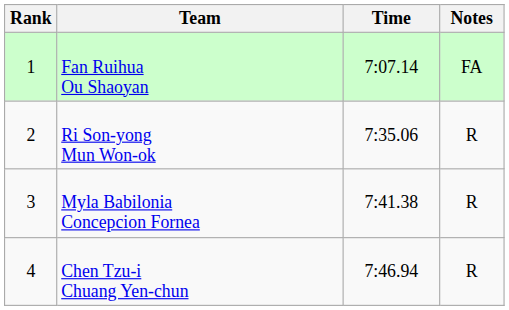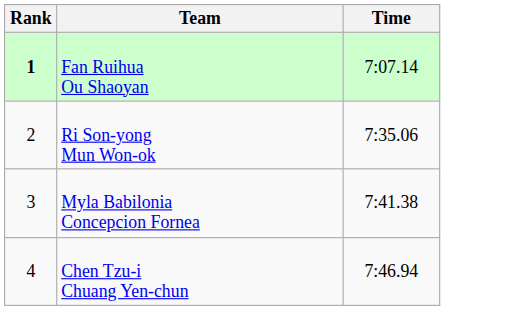- column: (472, 18)
(31, 66) normal -> (31, 66) bold
